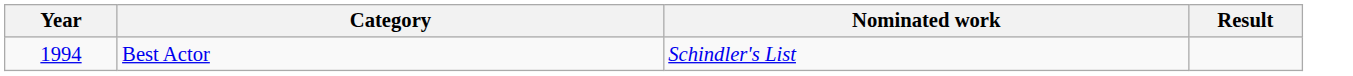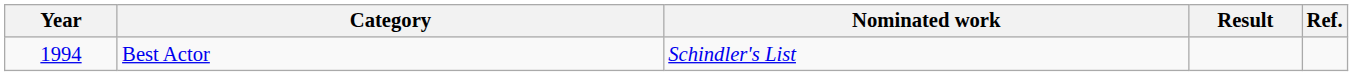+ column: (1325, 20)
